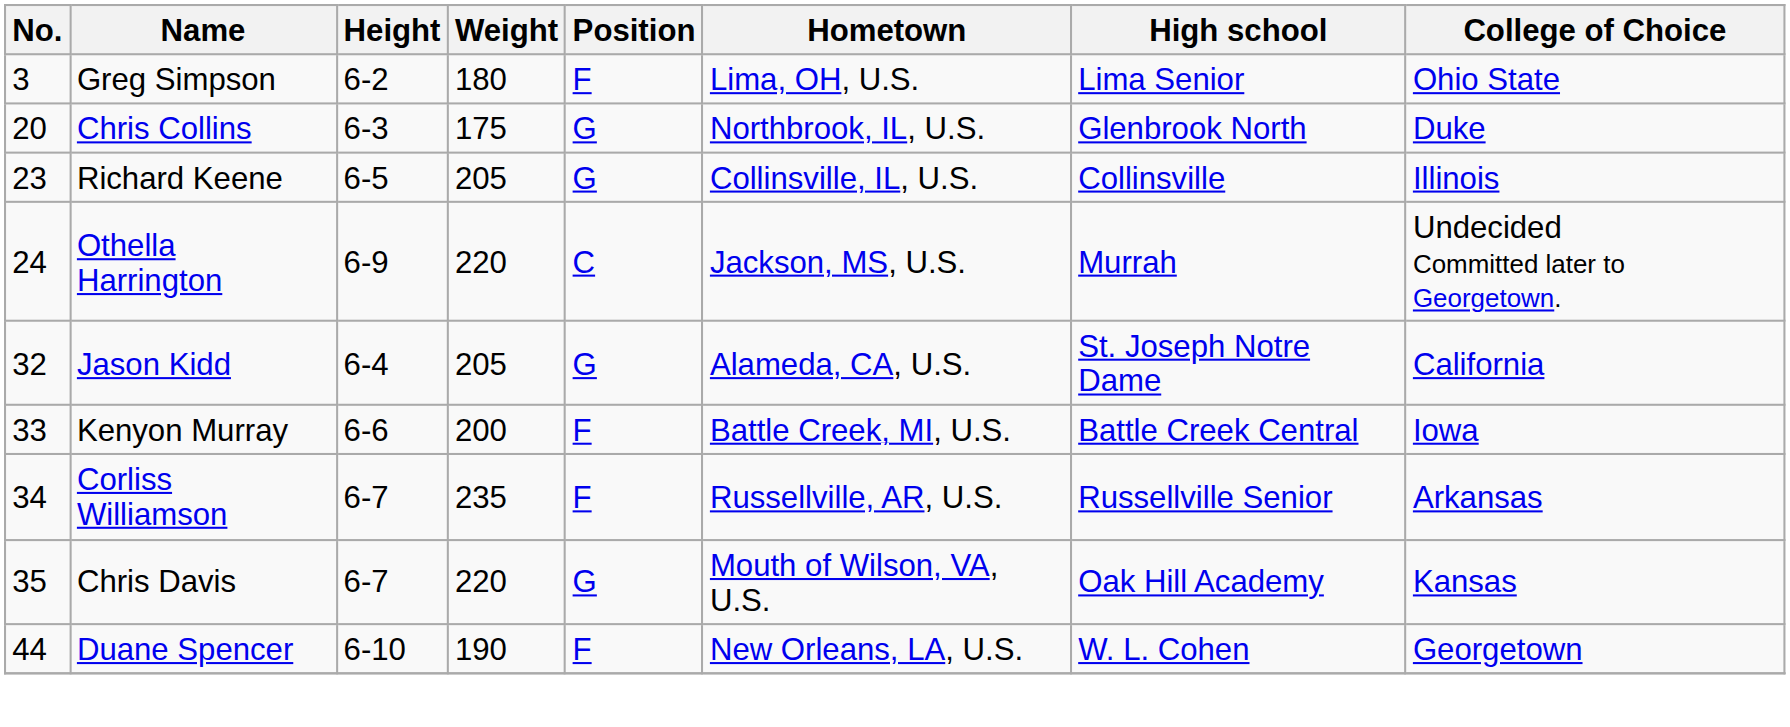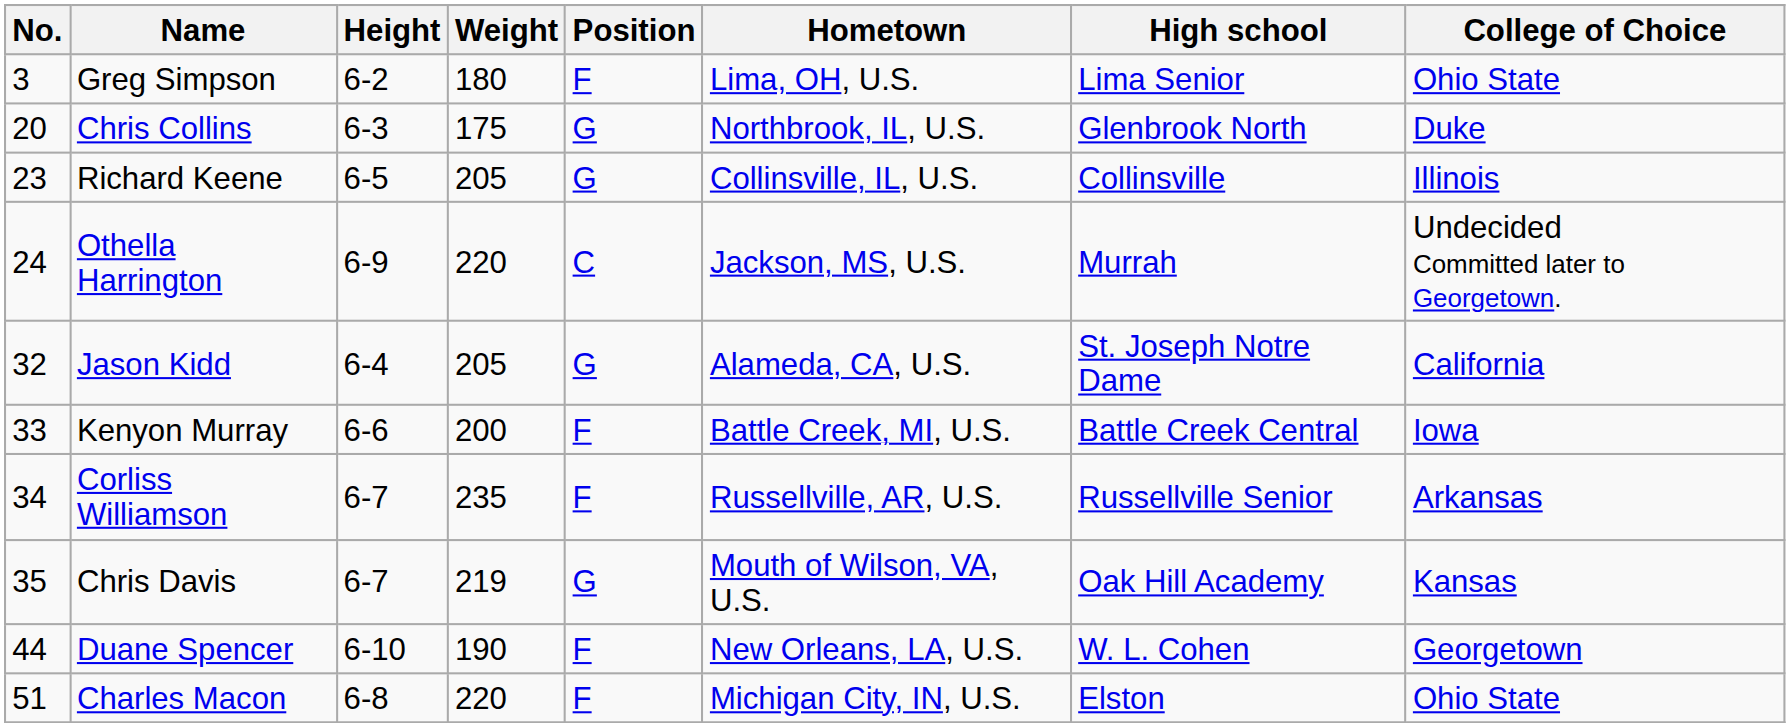(481, 581) 220 -> (481, 581) 219
+ row: (182, 697)
